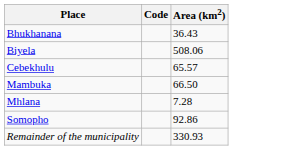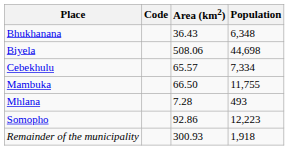+ column: (256, 14)
(188, 136) 330.93 -> (188, 136) 300.93
